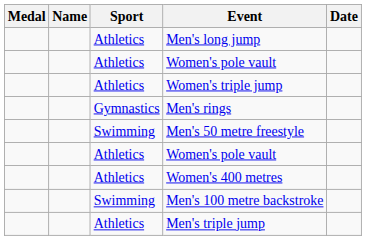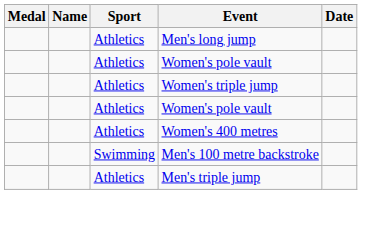- row: (127, 108)
- row: (124, 131)
